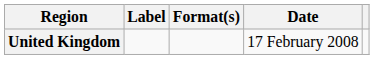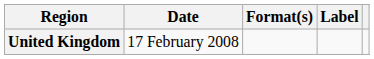columns swapped: (303, 16) <-> (146, 16)
